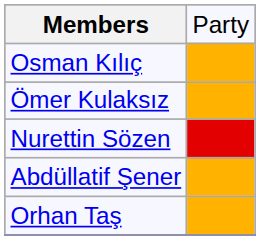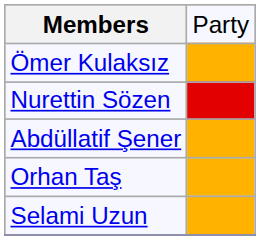- row: (76, 63)
+ row: (79, 215)
